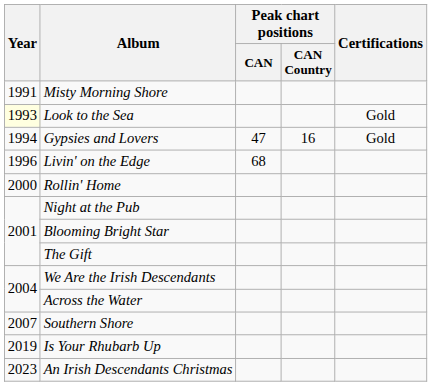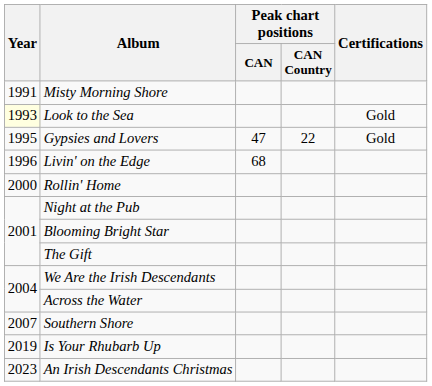(22, 138) 1994 -> (22, 138) 1995
(308, 138) 16 -> (308, 138) 22
